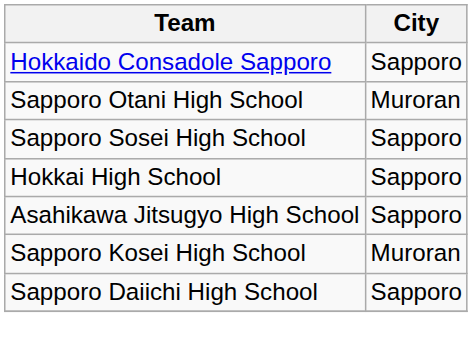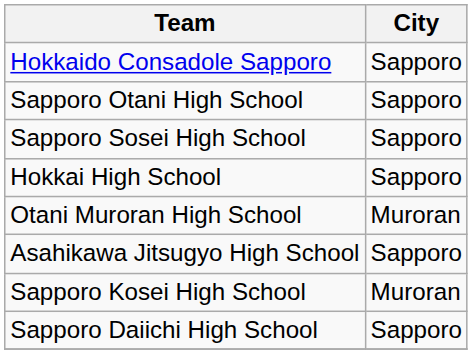(416, 100) Muroran -> (416, 100) Sapporo
+ row: (156, 215)
